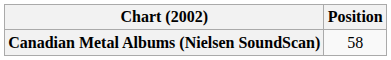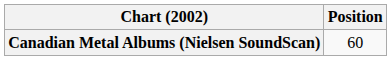(355, 42) 58 -> (355, 42) 60
